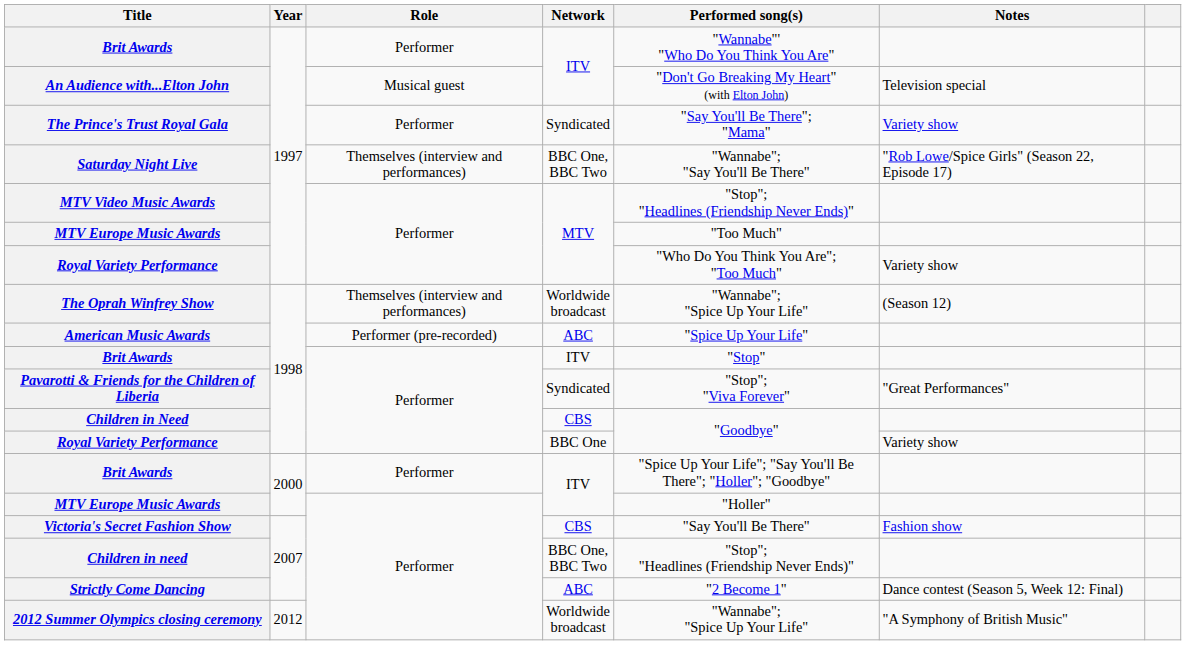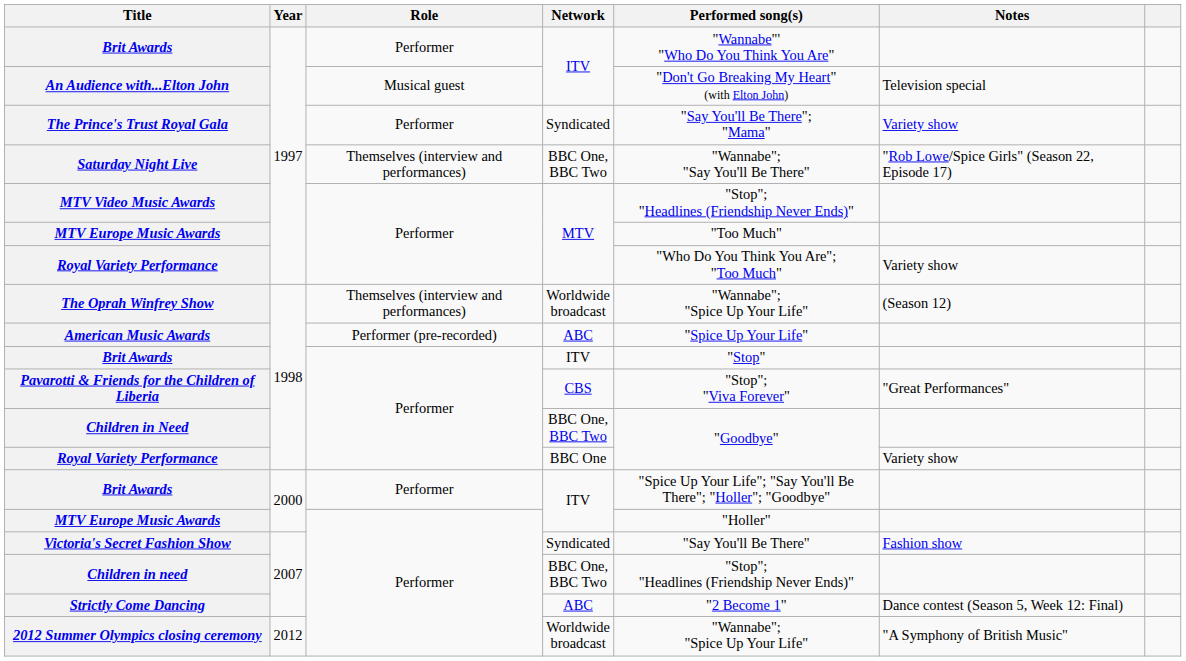(578, 388) Syndicated -> (578, 388) CBS
(578, 419) CBS -> (578, 427) BBC One, BBC Two
(578, 527) CBS -> (578, 543) Syndicated
